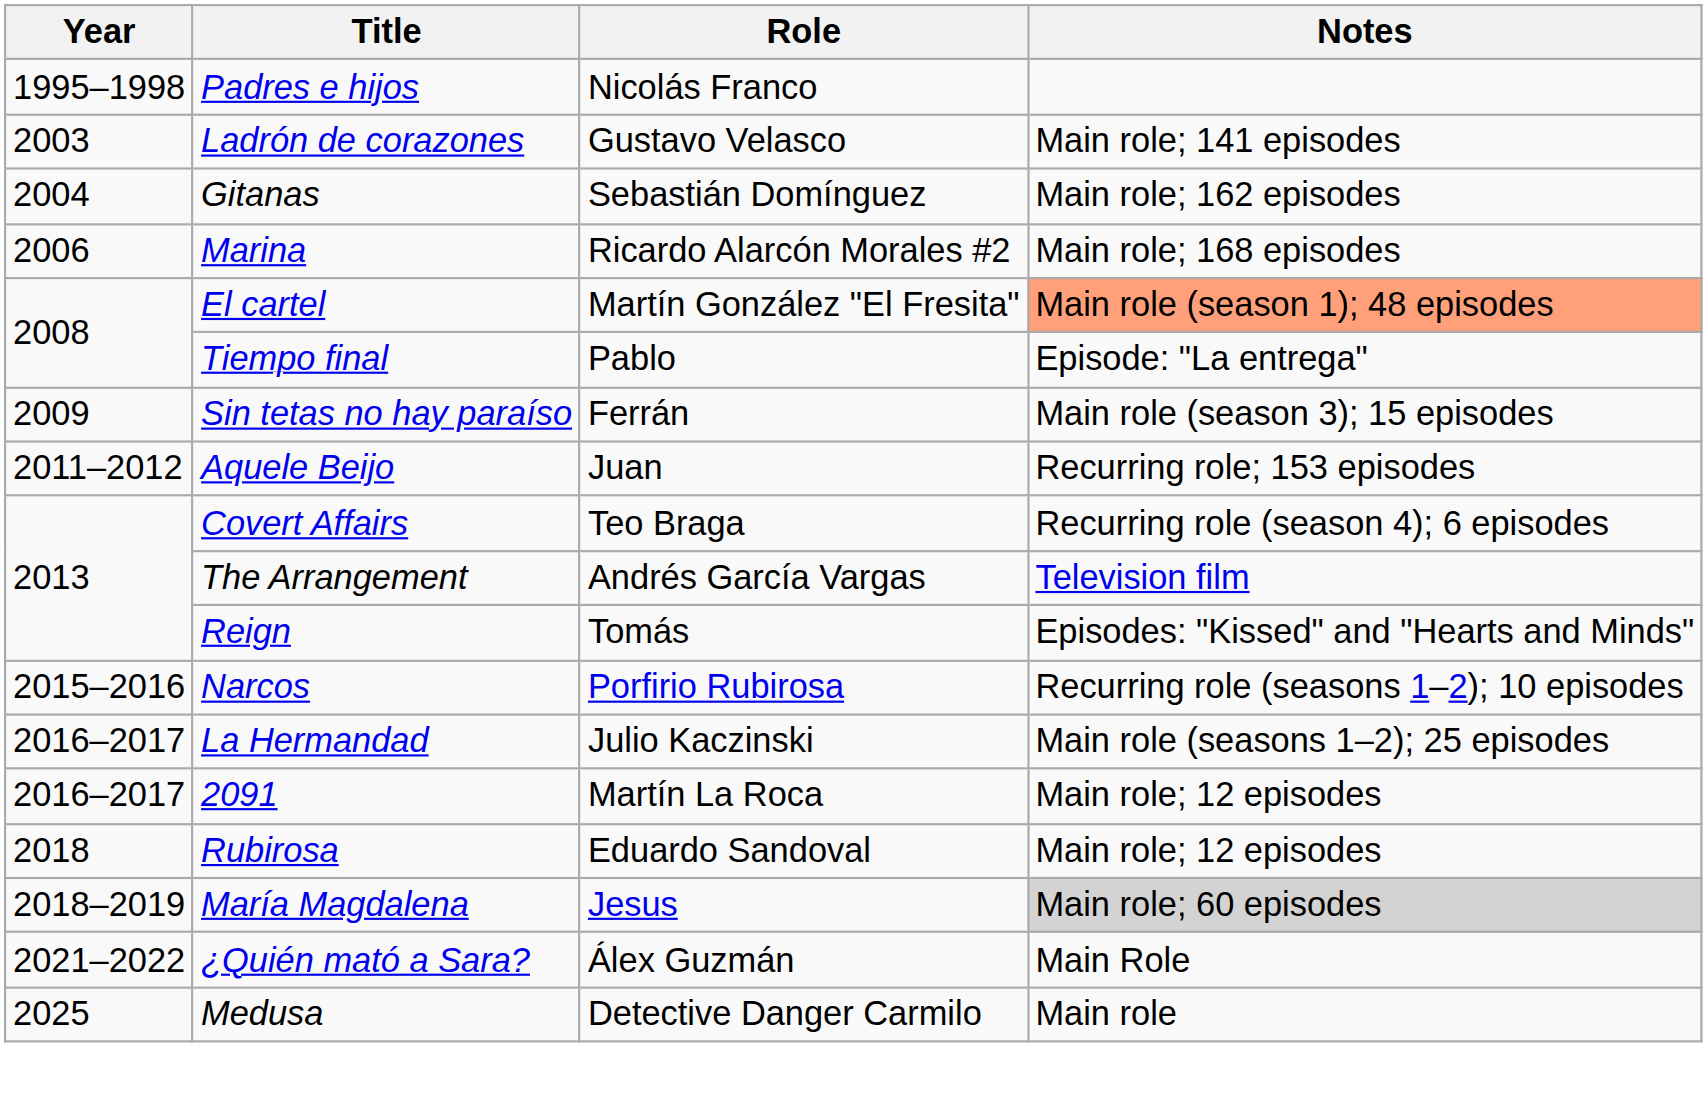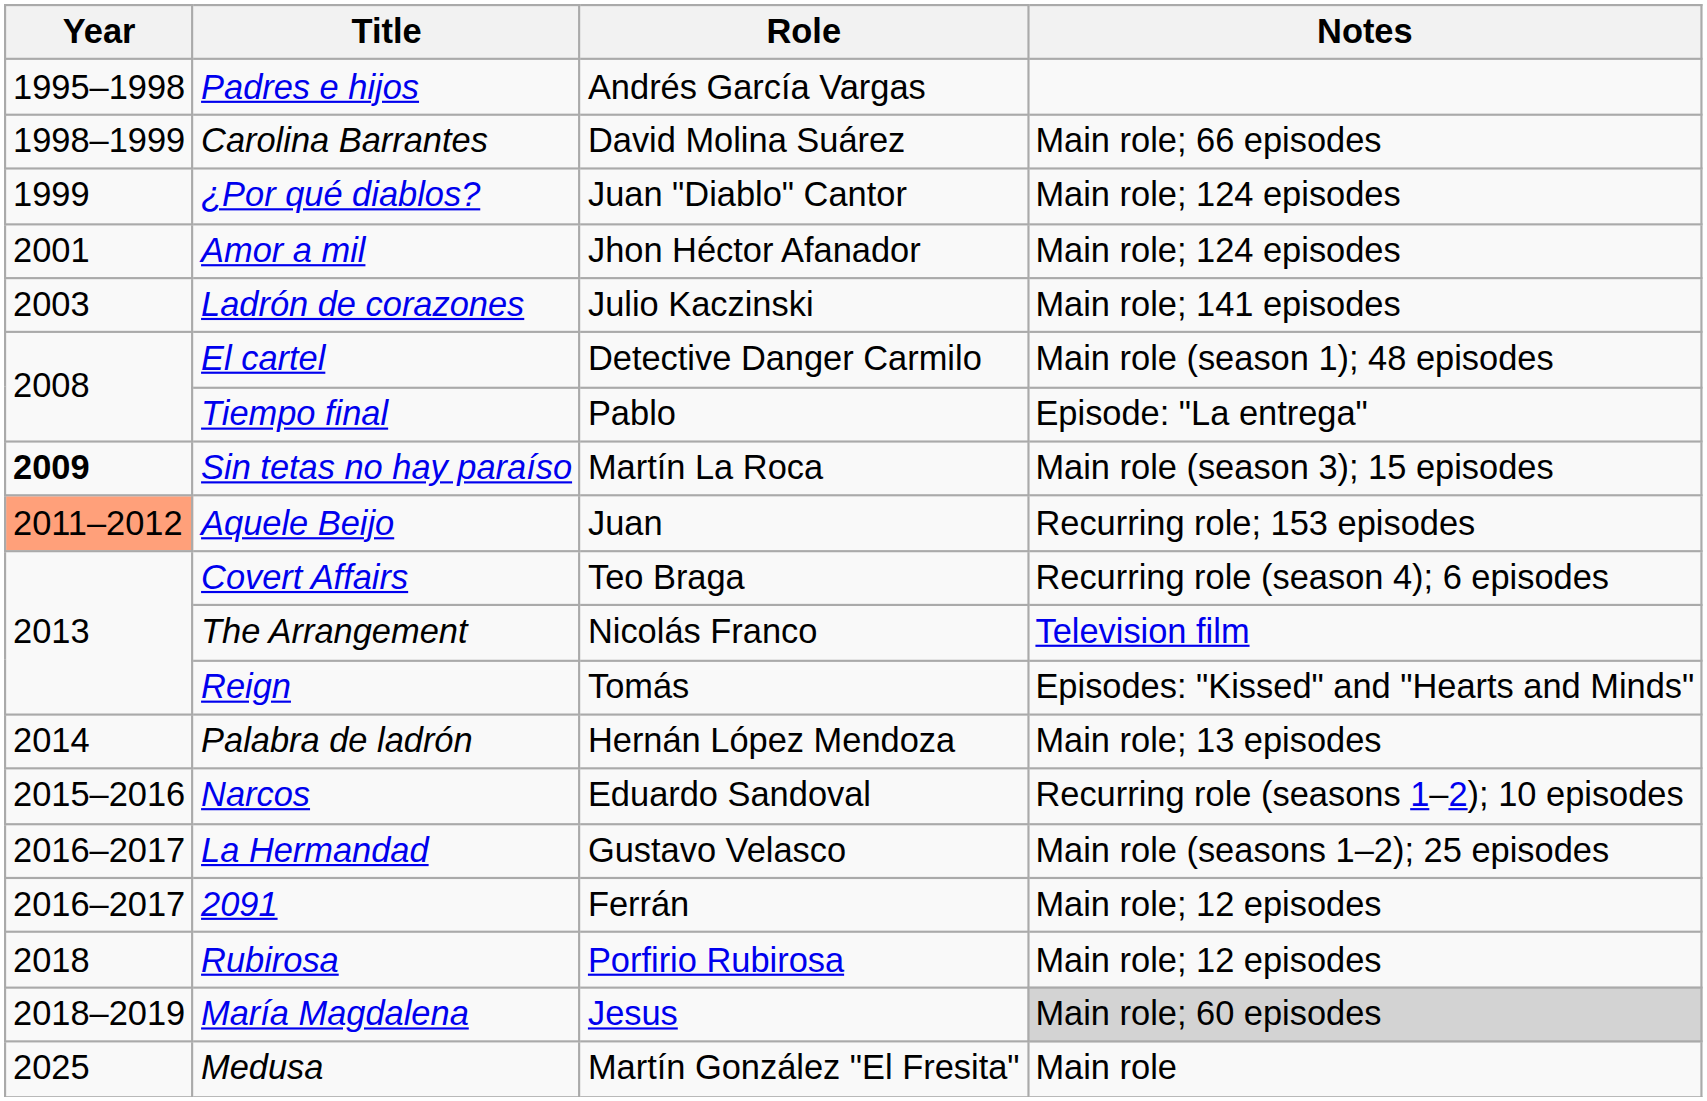(703, 86) Nicolás Franco -> (757, 86) Andrés García Vargas
+ row: (344, 140)
+ row: (341, 195)
+ row: (283, 250)
(717, 140) Gustavo Velasco -> (701, 304) Julio Kaczinski
- row: (260, 195)
- row: (254, 250)
(804, 304) Martín González "El Fresita" -> (785, 359) Detective Danger Carmilo
(1295, 304) lightsalmon background -> (1295, 359) no background
(51, 413) normal -> (51, 468) bold
(639, 413) Ferrán -> (706, 468) Martín La Roca
(98, 468) no background -> (98, 522) lightsalmon background
(757, 577) Andrés García Vargas -> (703, 631) Nicolás Franco
+ row: (337, 741)
(716, 686) Porfirio Rubirosa -> (729, 795) Eduardo Sandoval
(701, 741) Julio Kaczinski -> (717, 850) Gustavo Velasco
(706, 795) Martín La Roca -> (639, 904) Ferrán
(729, 850) Eduardo Sandoval -> (716, 959) Porfirio Rubirosa
- row: (366, 959)
(785, 1013) Detective Danger Carmilo -> (804, 1068) Martín González "El Fresita"
